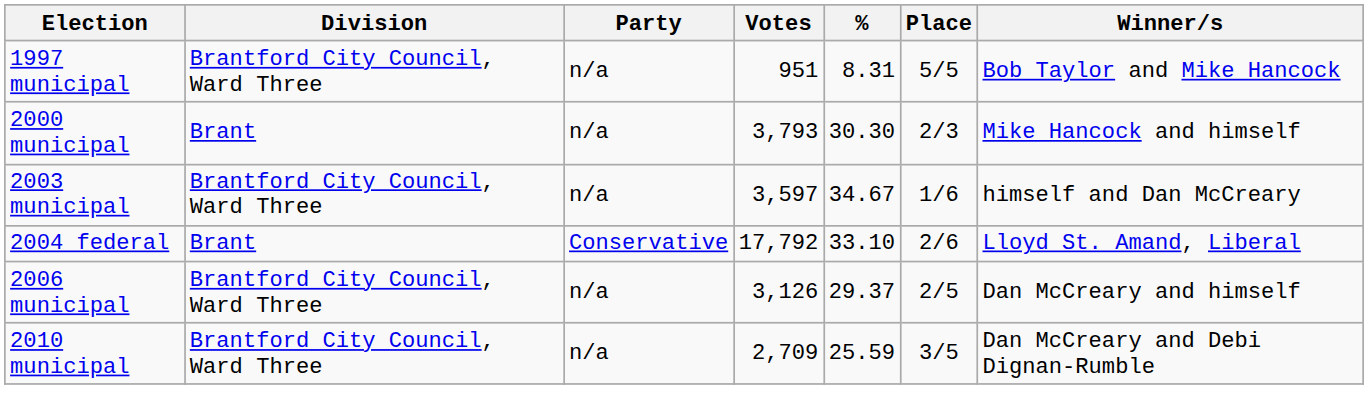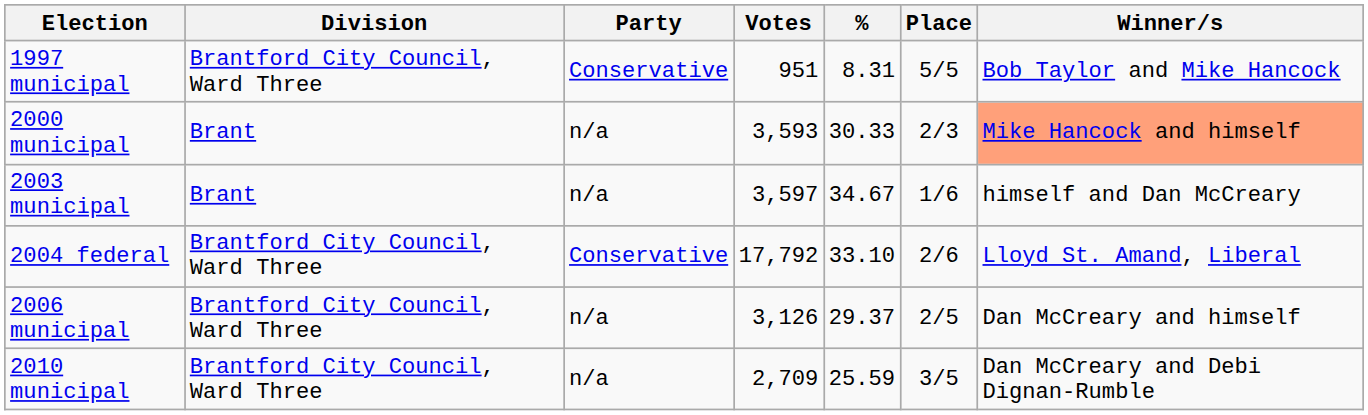(589, 72) n/a -> (649, 72) Conservative
(785, 133) 3,793 -> (785, 133) 3,593
(862, 133) 30.30 -> (862, 133) 30.33
(1142, 133) no background -> (1142, 133) lightsalmon background
(342, 195) Brantford City Council, Ward Three -> (223, 195) Brant
(223, 243) Brant -> (342, 256) Brantford City Council, Ward Three
